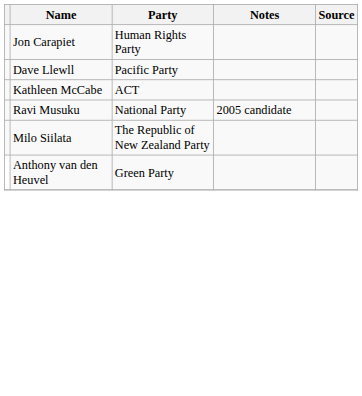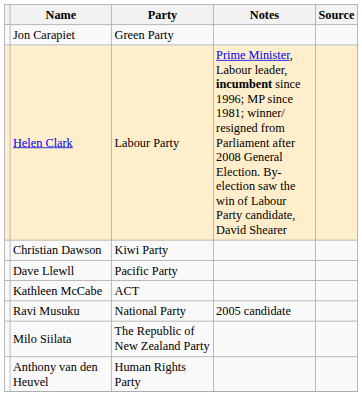(150, 42) Human Rights Party -> (144, 35) Green Party
+ row: (43, 142)
+ row: (57, 250)
(144, 173) Green Party -> (150, 374) Human Rights Party
